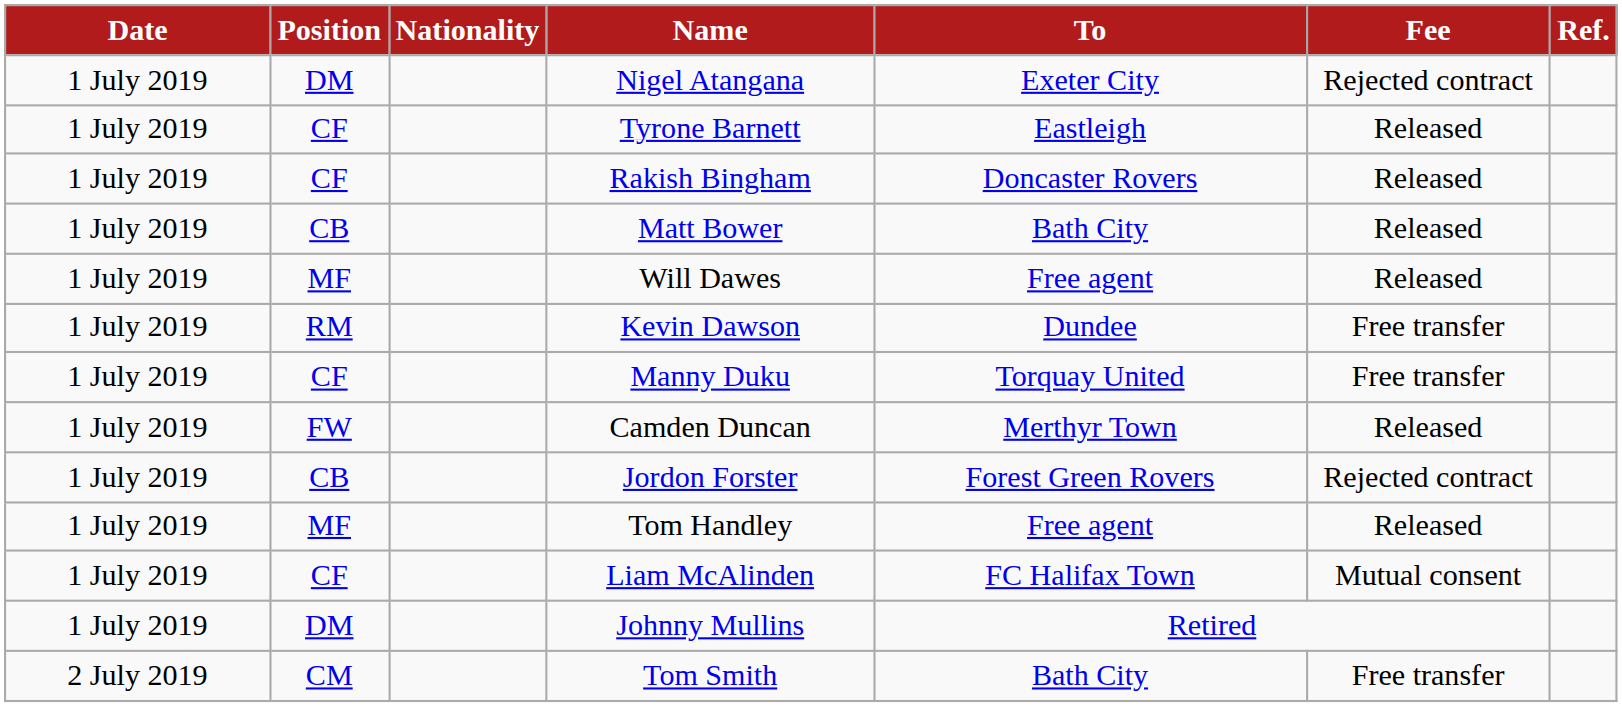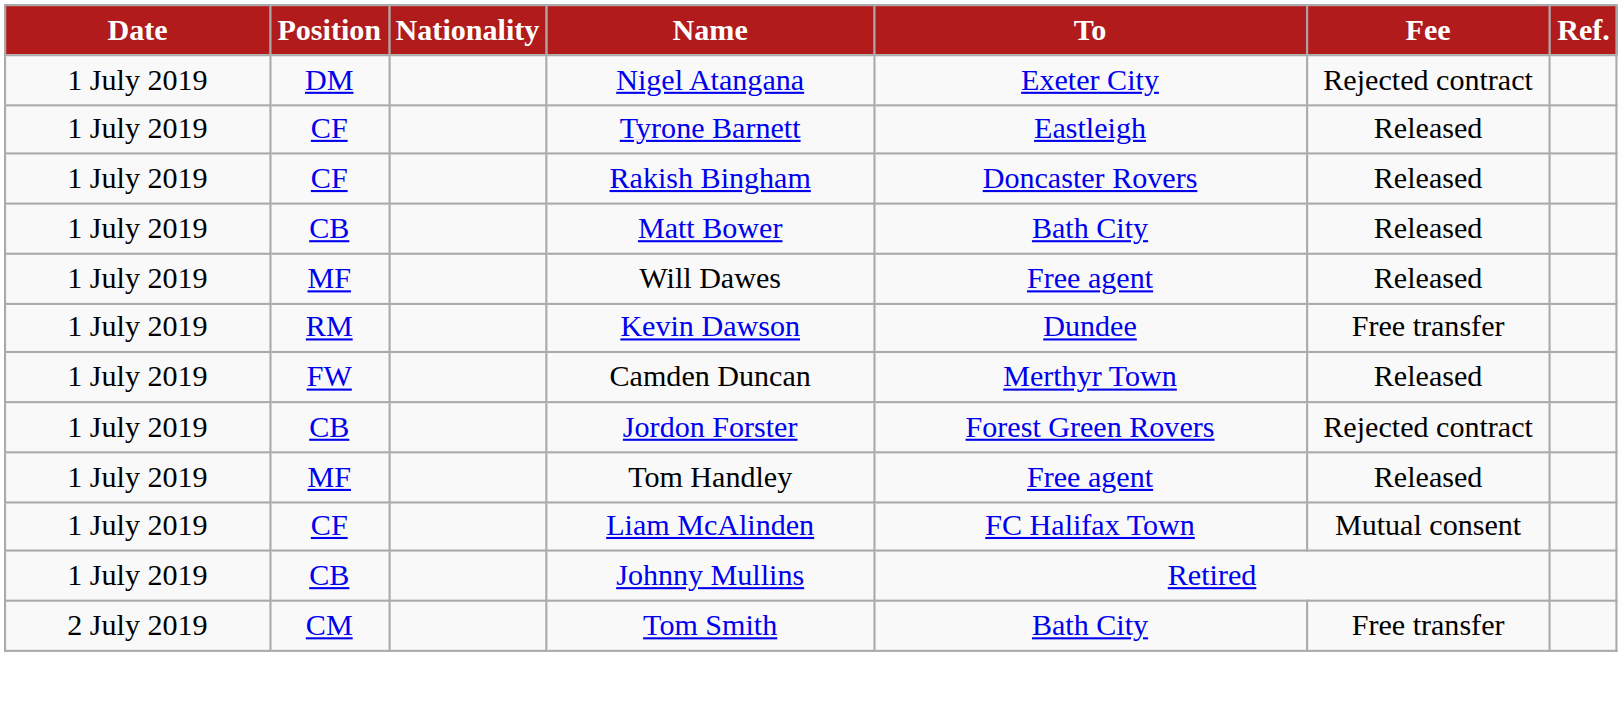- row: (710, 377)
(329, 625) DM -> (329, 575) CB
